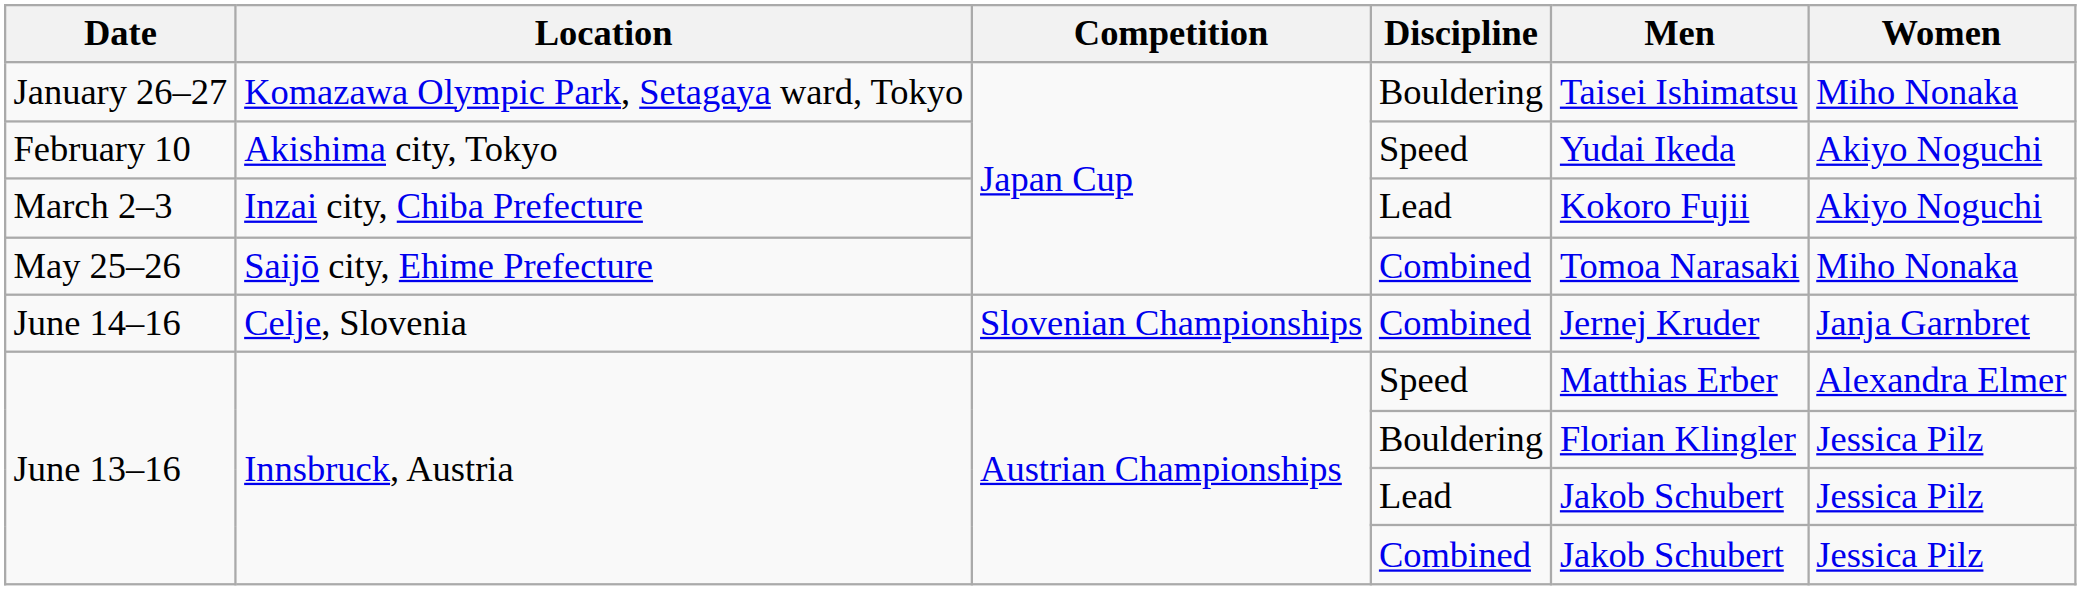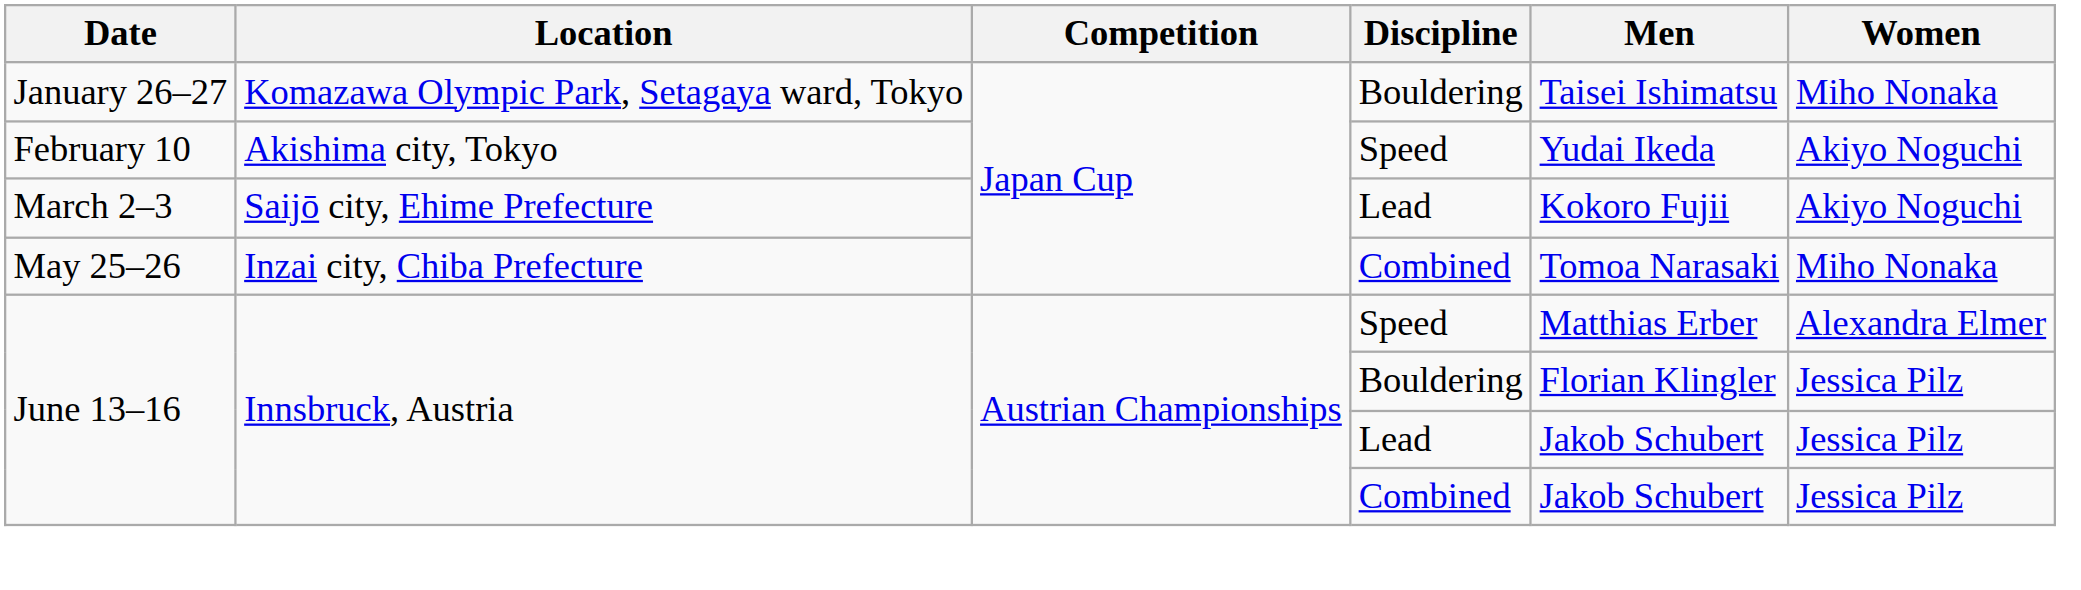(444, 206) Inzai city, Chiba Prefecture -> (449, 206) Saijō city, Ehime Prefecture
(449, 264) Saijō city, Ehime Prefecture -> (444, 264) Inzai city, Chiba Prefecture
- row: (97, 322)
